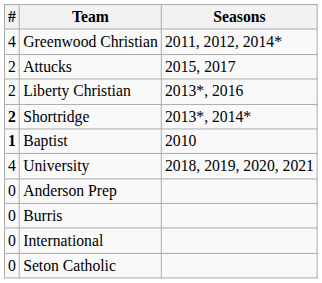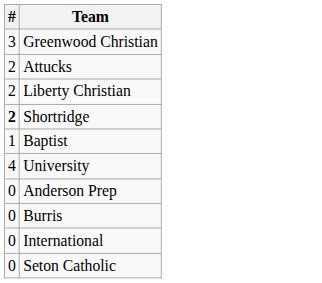- column: (239, 16)
(12, 41) 4 -> (12, 41) 3
(12, 141) bold -> (12, 141) normal
